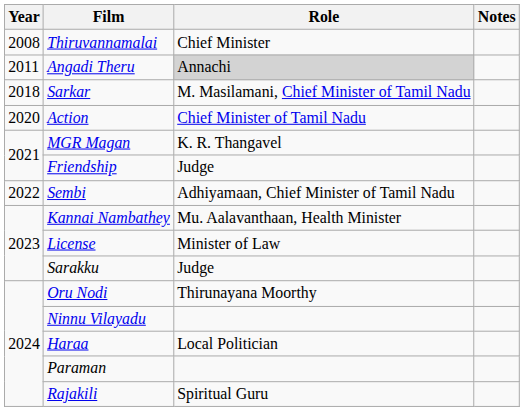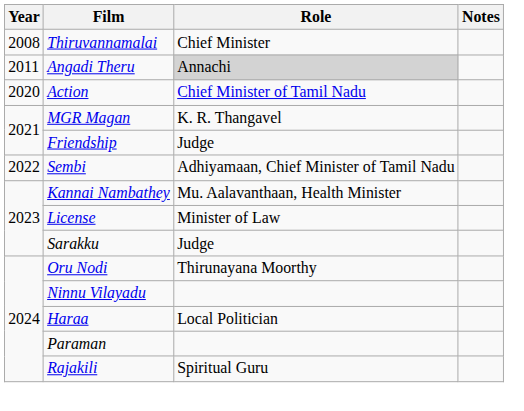- row: (69, 92)
